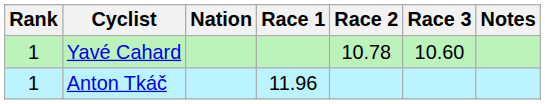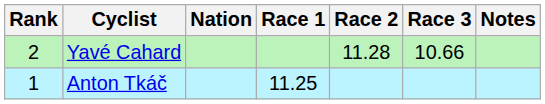(33, 51) 1 -> (33, 51) 2
(366, 51) 10.78 -> (366, 51) 11.28
(439, 51) 10.60 -> (439, 51) 10.66
(293, 83) 11.96 -> (293, 83) 11.25
